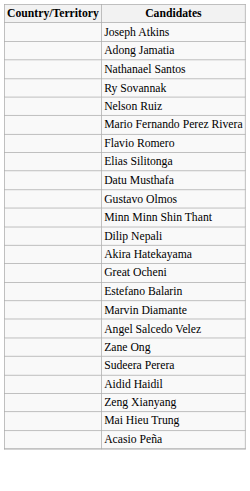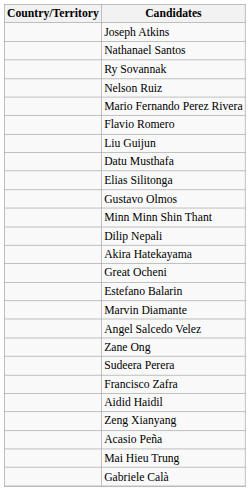- row: (139, 50)
+ row: (130, 143)
rows swapped: (138, 161) <-> (139, 180)
+ row: (141, 384)
rows swapped: (133, 439) <-> (142, 421)
+ row: (136, 476)
